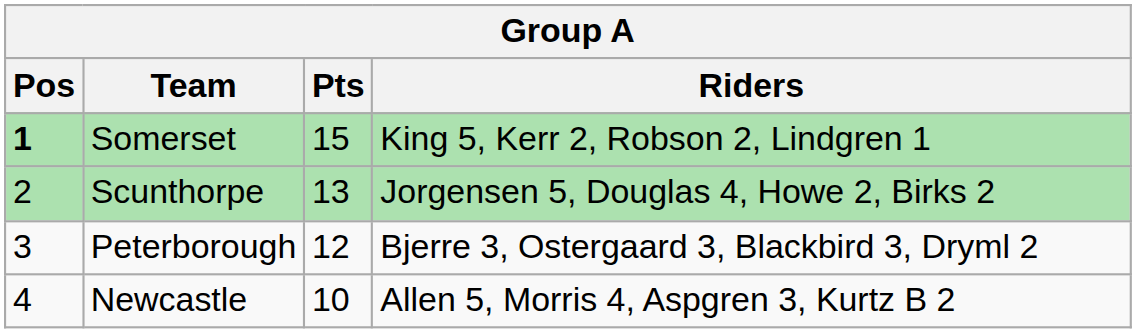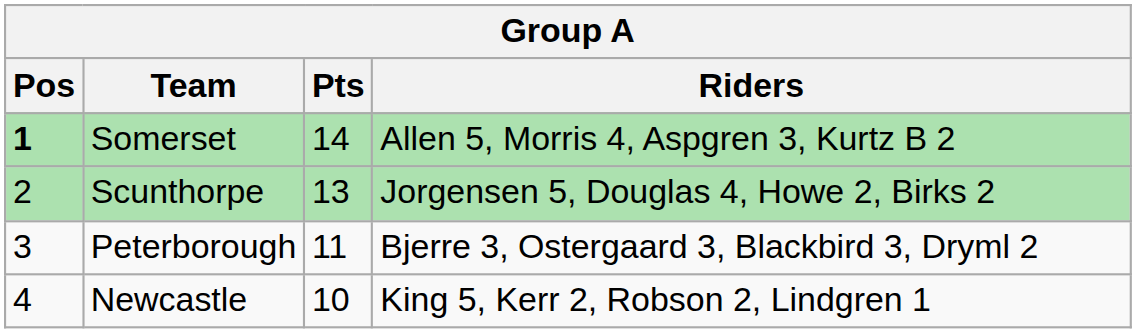(331, 138) 15 -> (331, 138) 14
(656, 138) King 5, Kerr 2, Robson 2, Lindgren 1 -> (668, 138) Allen 5, Morris 4, Aspgren 3, Kurtz B 2
(331, 246) 12 -> (330, 246) 11
(668, 300) Allen 5, Morris 4, Aspgren 3, Kurtz B 2 -> (656, 300) King 5, Kerr 2, Robson 2, Lindgren 1
